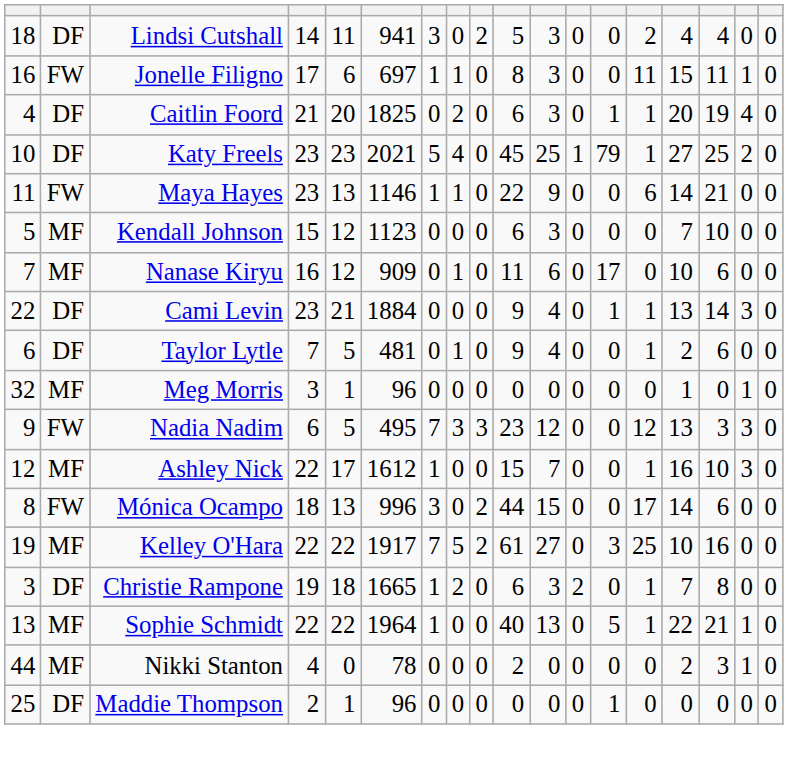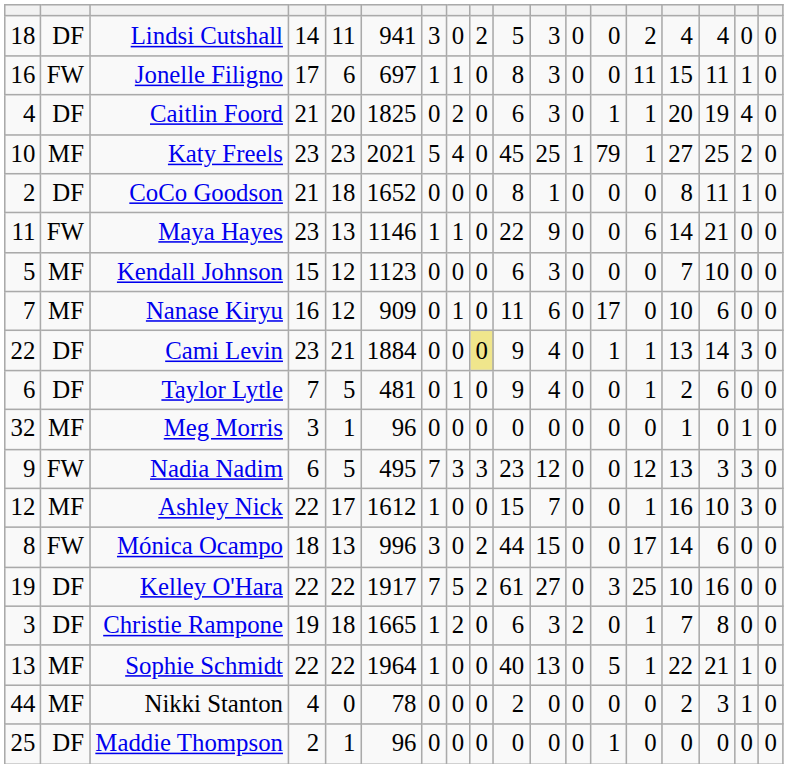(68, 153) DF -> (66, 153) MF
+ row: (206, 192)
(482, 310) no background -> (482, 350) khaki background
(66, 546) MF -> (68, 586) DF
